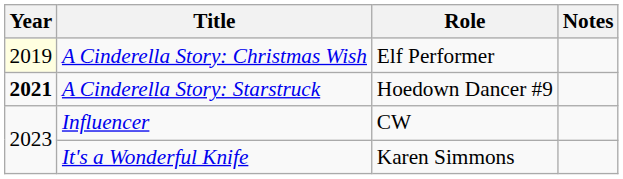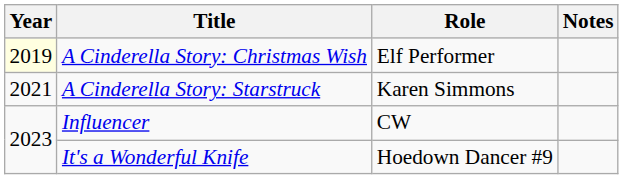(31, 88) bold -> (31, 88) normal
(465, 88) Hoedown Dancer #9 -> (446, 88) Karen Simmons
(446, 156) Karen Simmons -> (465, 156) Hoedown Dancer #9
